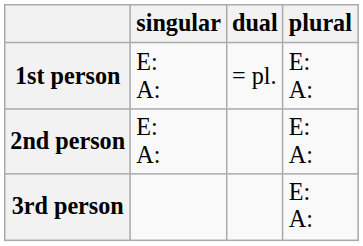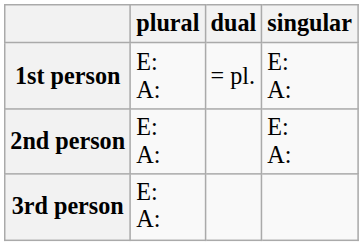columns swapped: (179, 23) <-> (320, 23)
